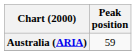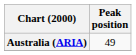(110, 42) 59 -> (110, 42) 49
